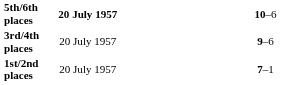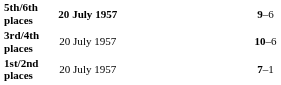(265, 14) 10–6 -> (265, 14) 9–6
(265, 42) 9–6 -> (265, 42) 10–6
